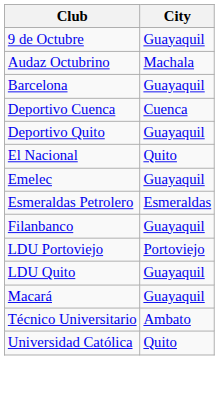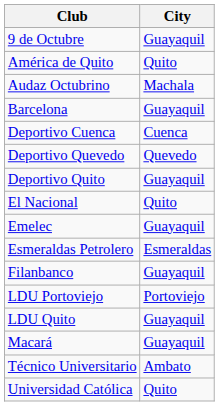+ row: (61, 62)
+ row: (66, 156)
